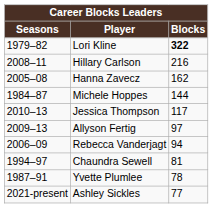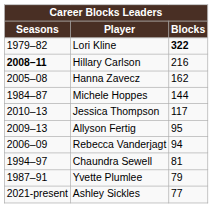(27, 62) normal -> (27, 62) bold
(177, 128) 97 -> (177, 128) 95
(177, 178) 78 -> (177, 178) 79
